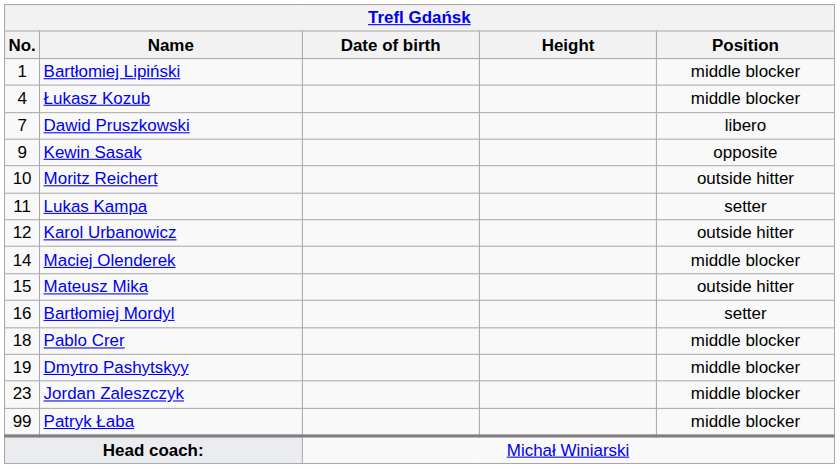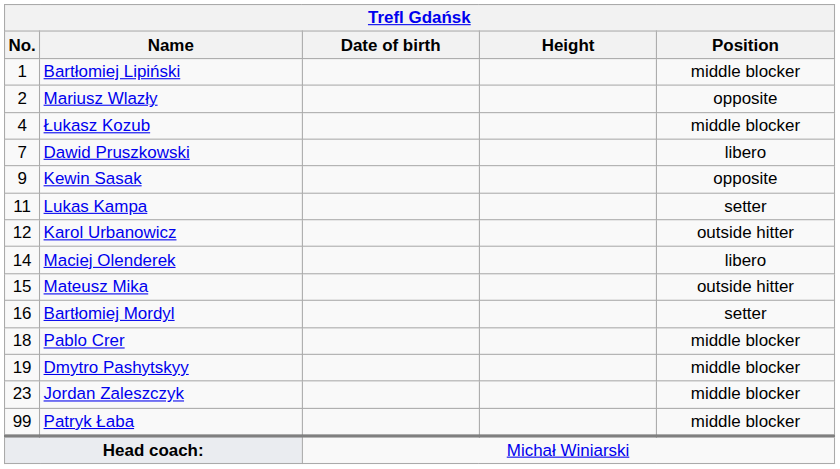+ row: (101, 98)
- row: (101, 179)
(745, 260) middle blocker -> (745, 260) libero
